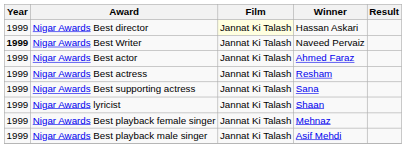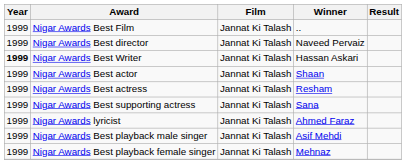+ row: (83, 27)
(256, 27) lightyellow background -> (256, 43) no background
(327, 27) Hassan Askari -> (330, 43) Naveed Pervaiz
(330, 43) Naveed Pervaiz -> (327, 58) Hassan Askari
(325, 58) Ahmed Faraz -> (310, 74) Shaan
(310, 105) Shaan -> (325, 120) Ahmed Faraz
rows swapped: (124, 120) <-> (120, 136)
